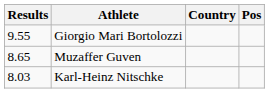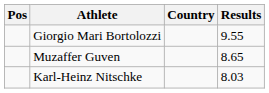columns swapped: (252, 14) <-> (28, 14)
